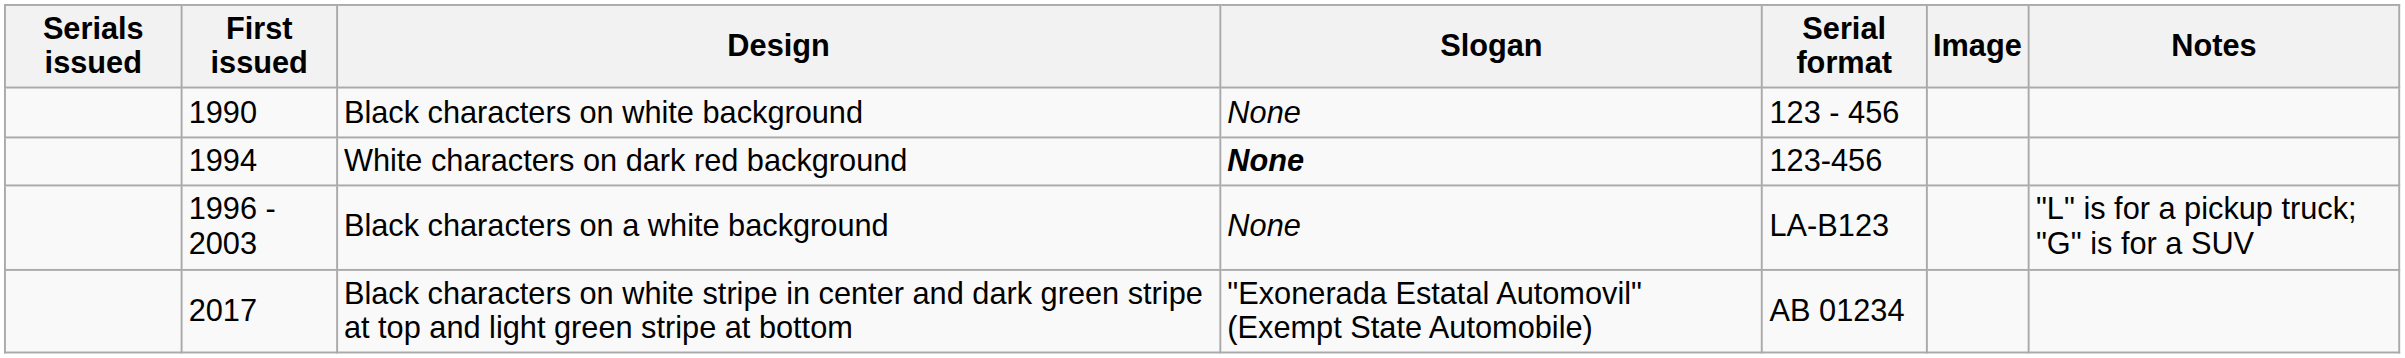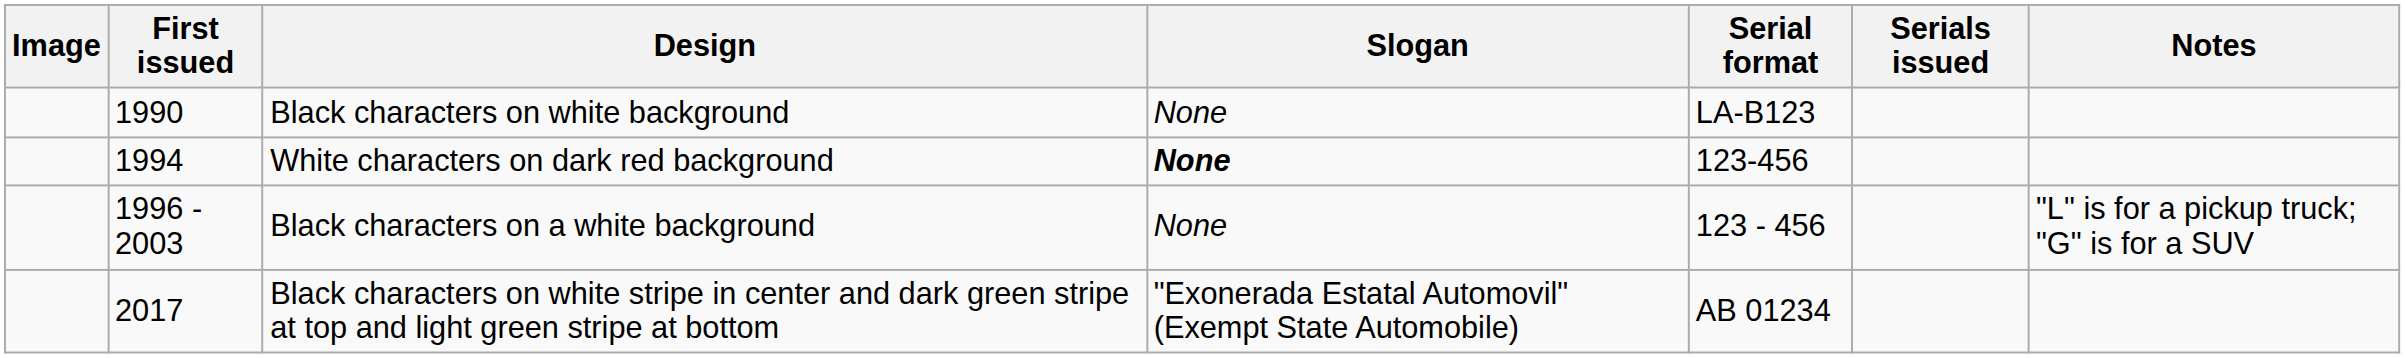columns swapped: (1977, 46) <-> (93, 46)
(1834, 112) 123 - 456 -> (1756, 112) LA-B123
(1829, 226) LA-B123 -> (1761, 226) 123 - 456
